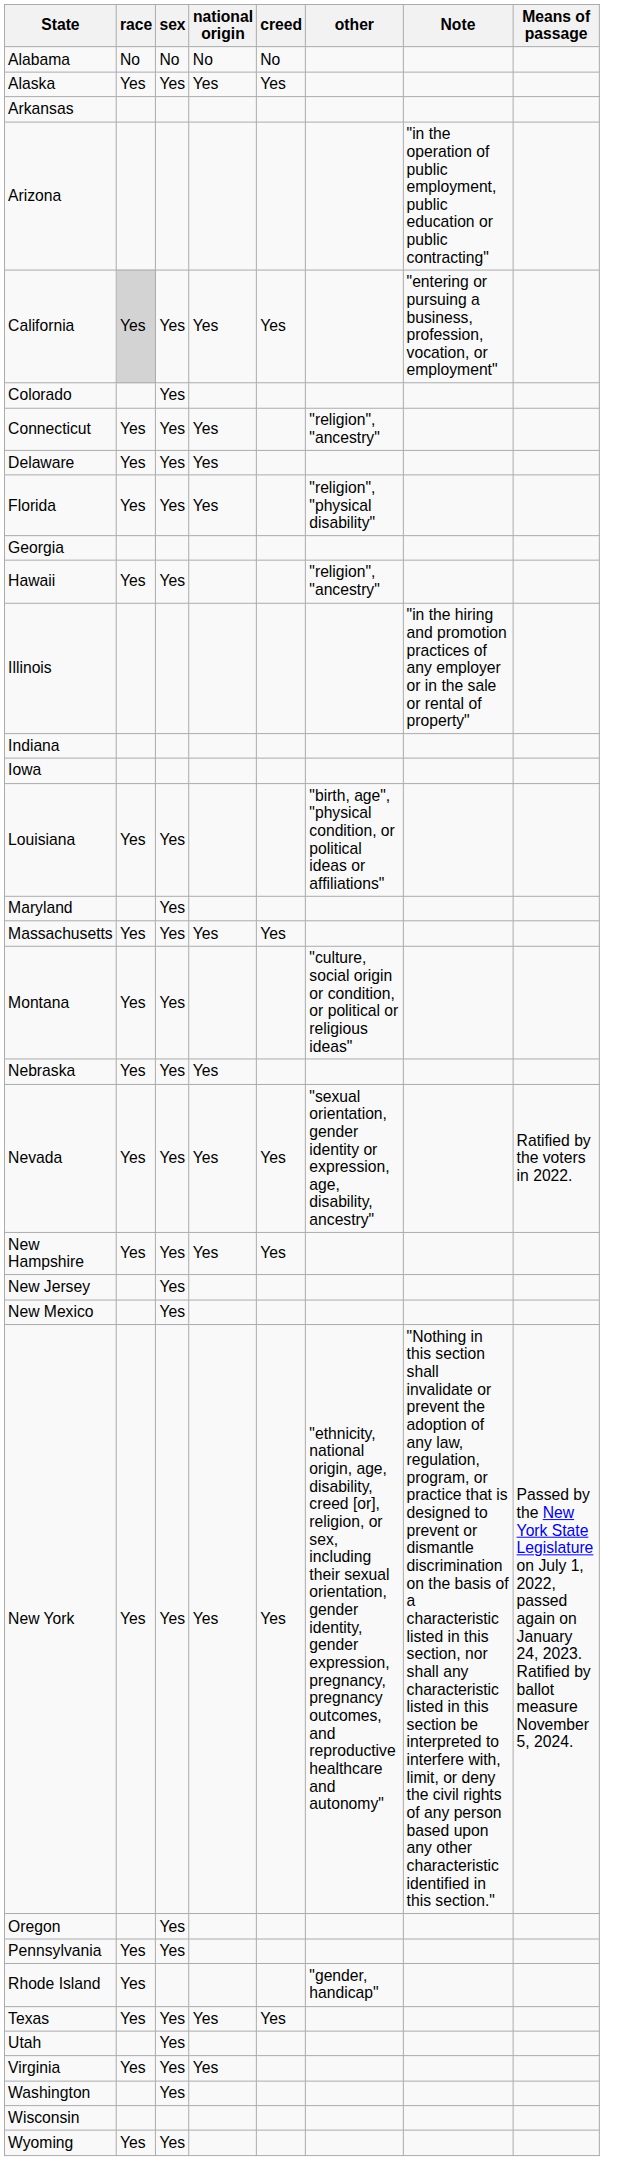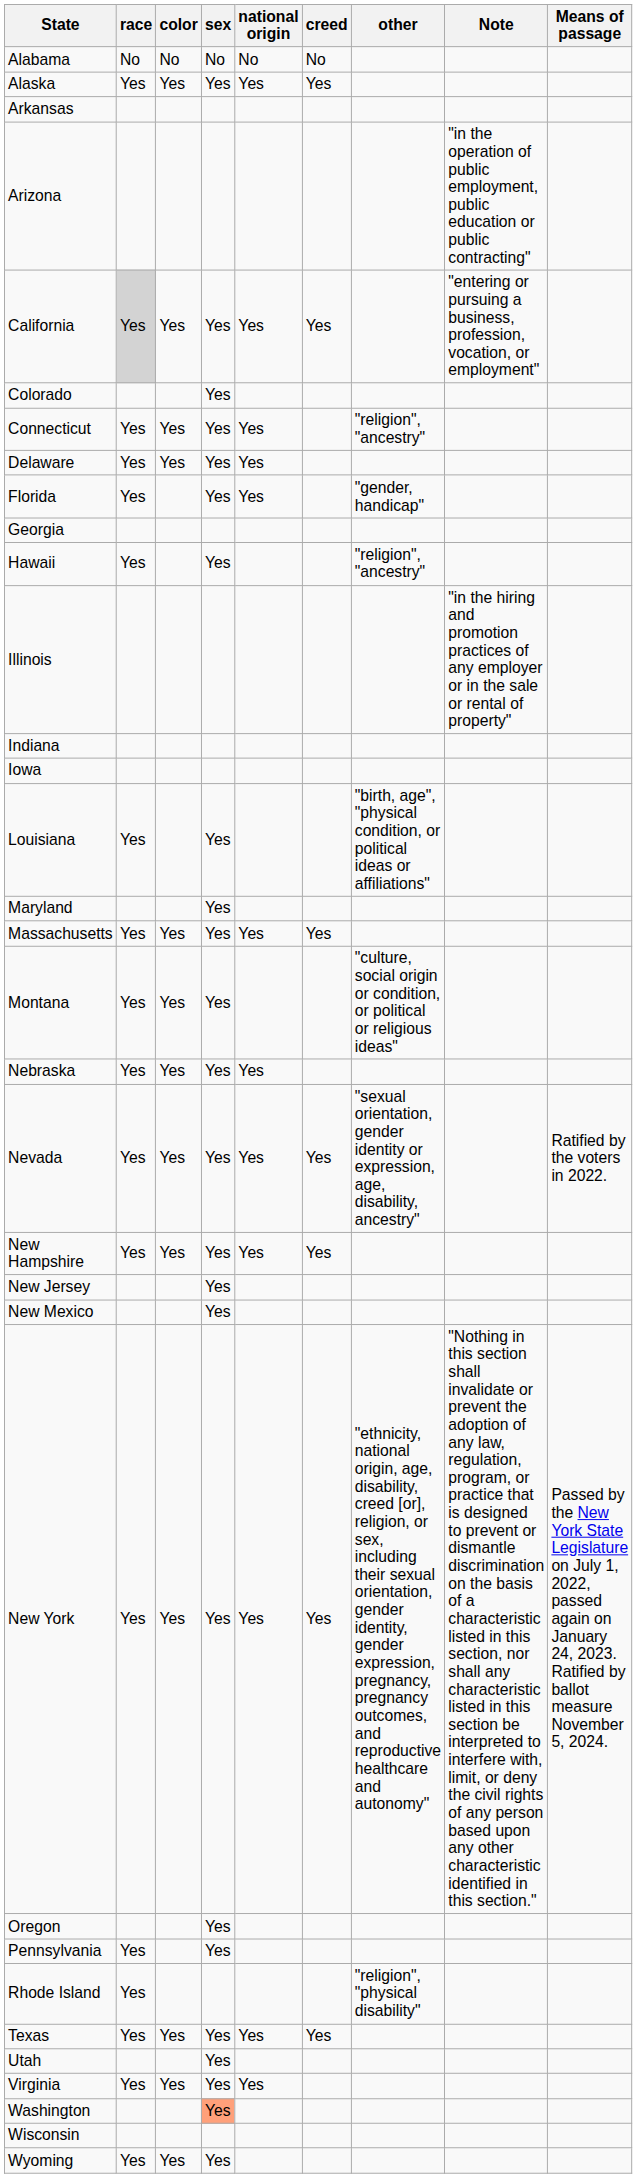+ column: (179, 25)
(342, 505) "religion", "physical disability" -> (389, 496) "gender, handicap"
(344, 1984) "gender, handicap" -> (388, 1993) "religion", "physical disability"
(172, 2093) no background -> (218, 2110) lightsalmon background
